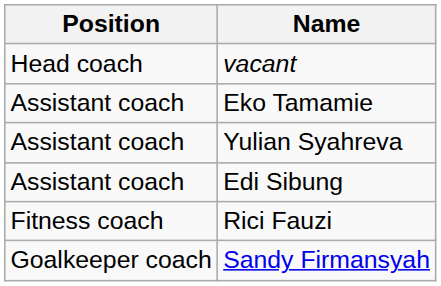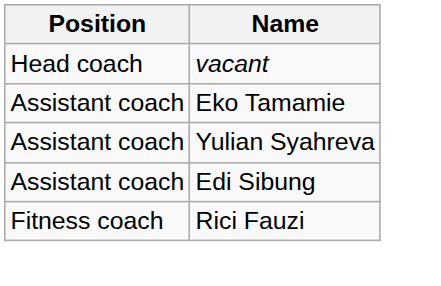- row: (327, 260)
